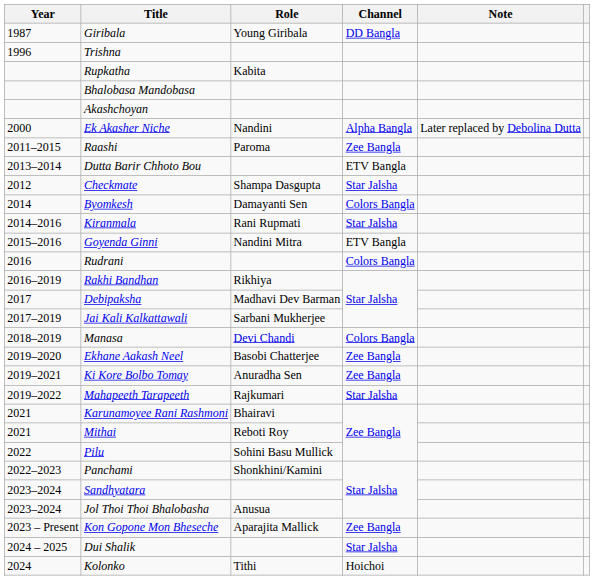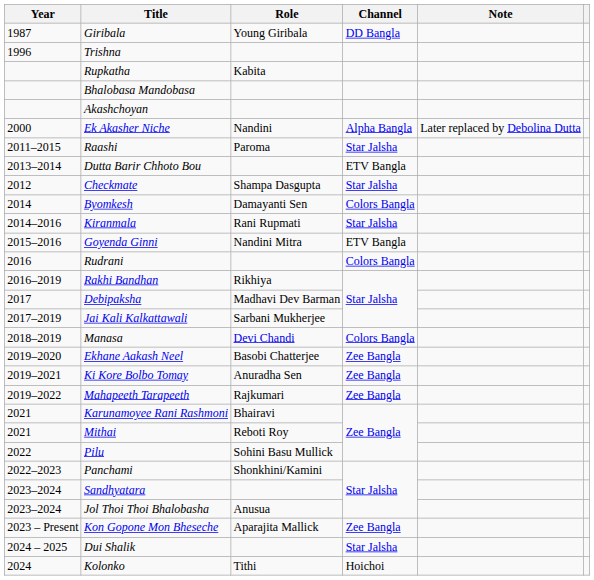(373, 147) Zee Bangla -> (372, 147) Star Jalsha
(372, 394) Star Jalsha -> (373, 394) Zee Bangla
